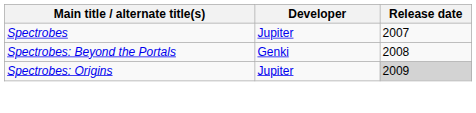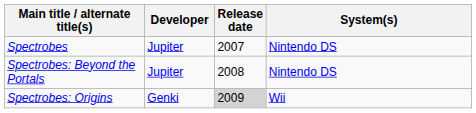+ column: (369, 20)
(273, 52) Genki -> (165, 72) Jupiter
(275, 71) Jupiter -> (163, 98) Genki
